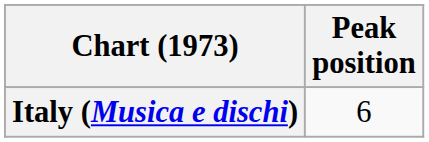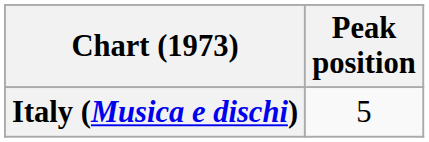(364, 111) 6 -> (364, 111) 5
